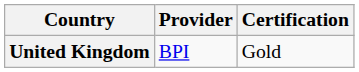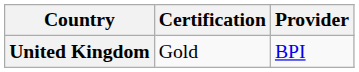columns swapped: (196, 20) <-> (295, 20)
